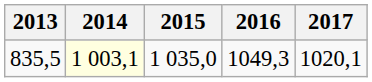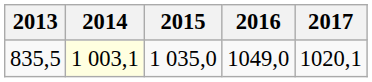(258, 58) 1049,3 -> (258, 58) 1049,0
